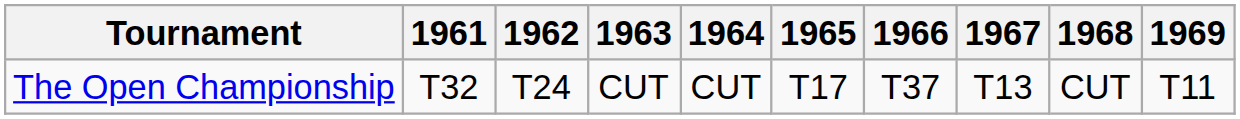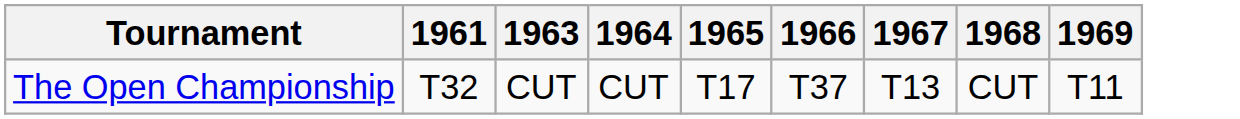- column: (541, 33)
